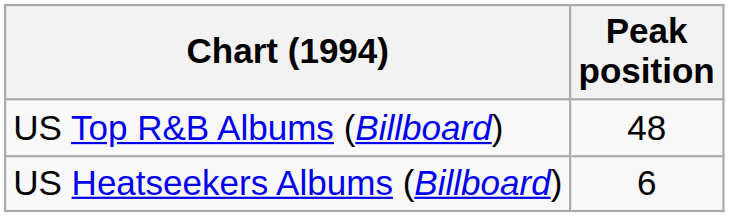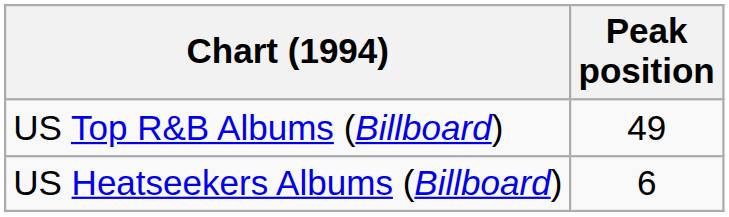(647, 127) 48 -> (647, 127) 49
